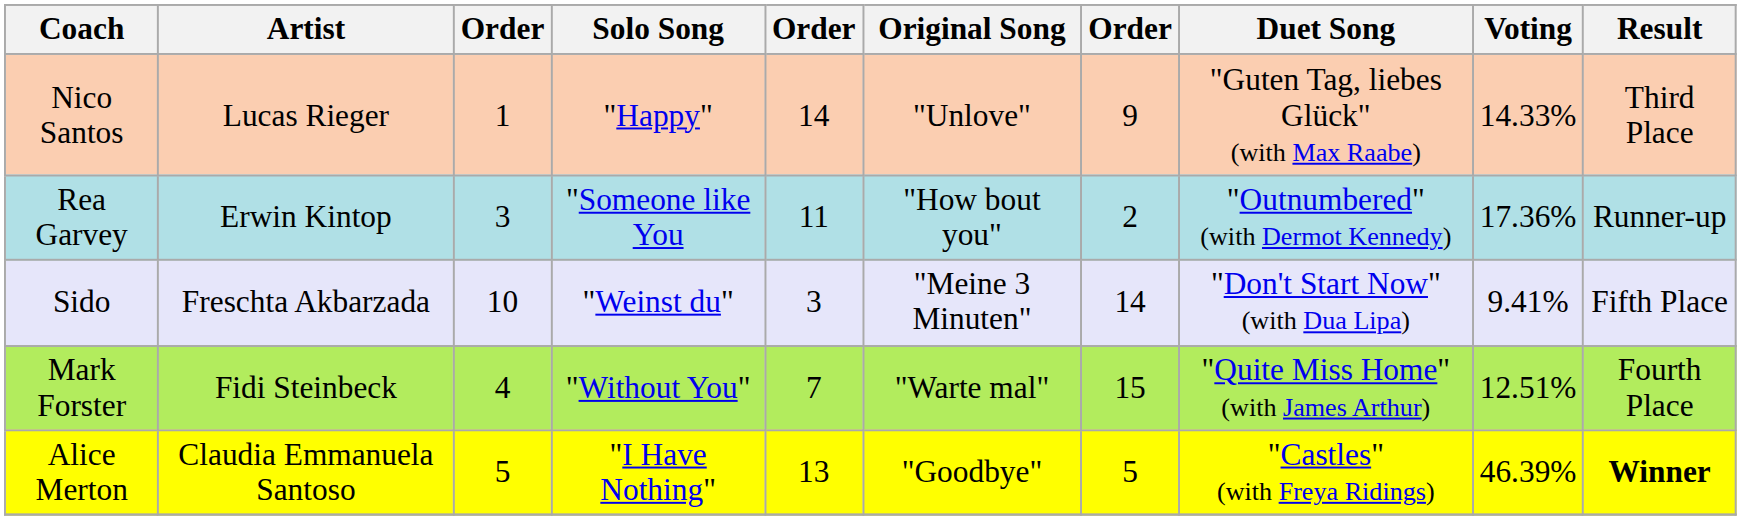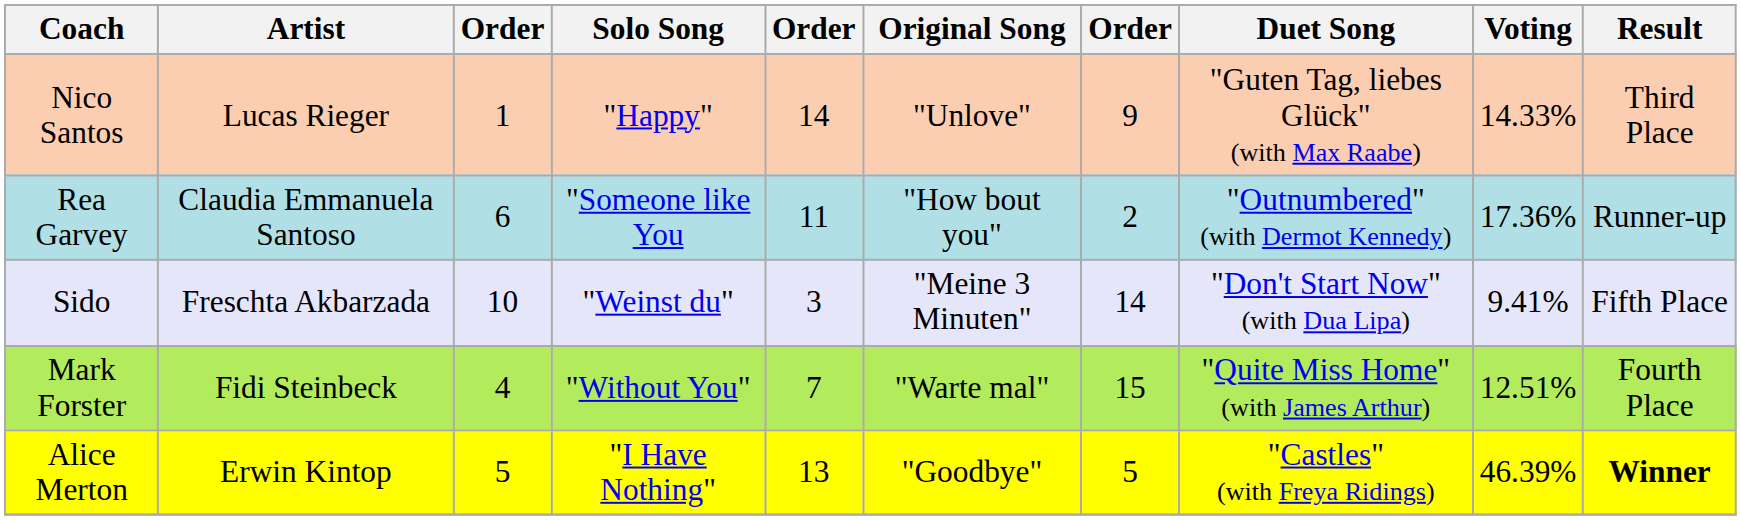(306, 217) Erwin Kintop -> (306, 217) Claudia Emmanuela Santoso
(503, 217) 3 -> (503, 217) 6
(306, 472) Claudia Emmanuela Santoso -> (306, 472) Erwin Kintop
